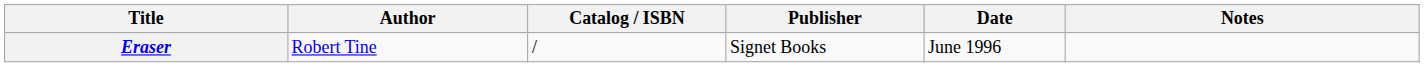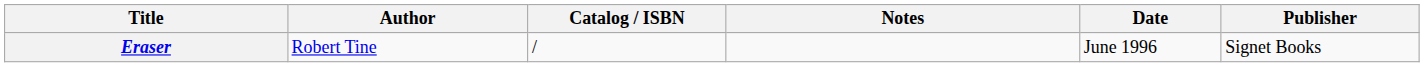columns swapped: (825, 18) <-> (1242, 18)
